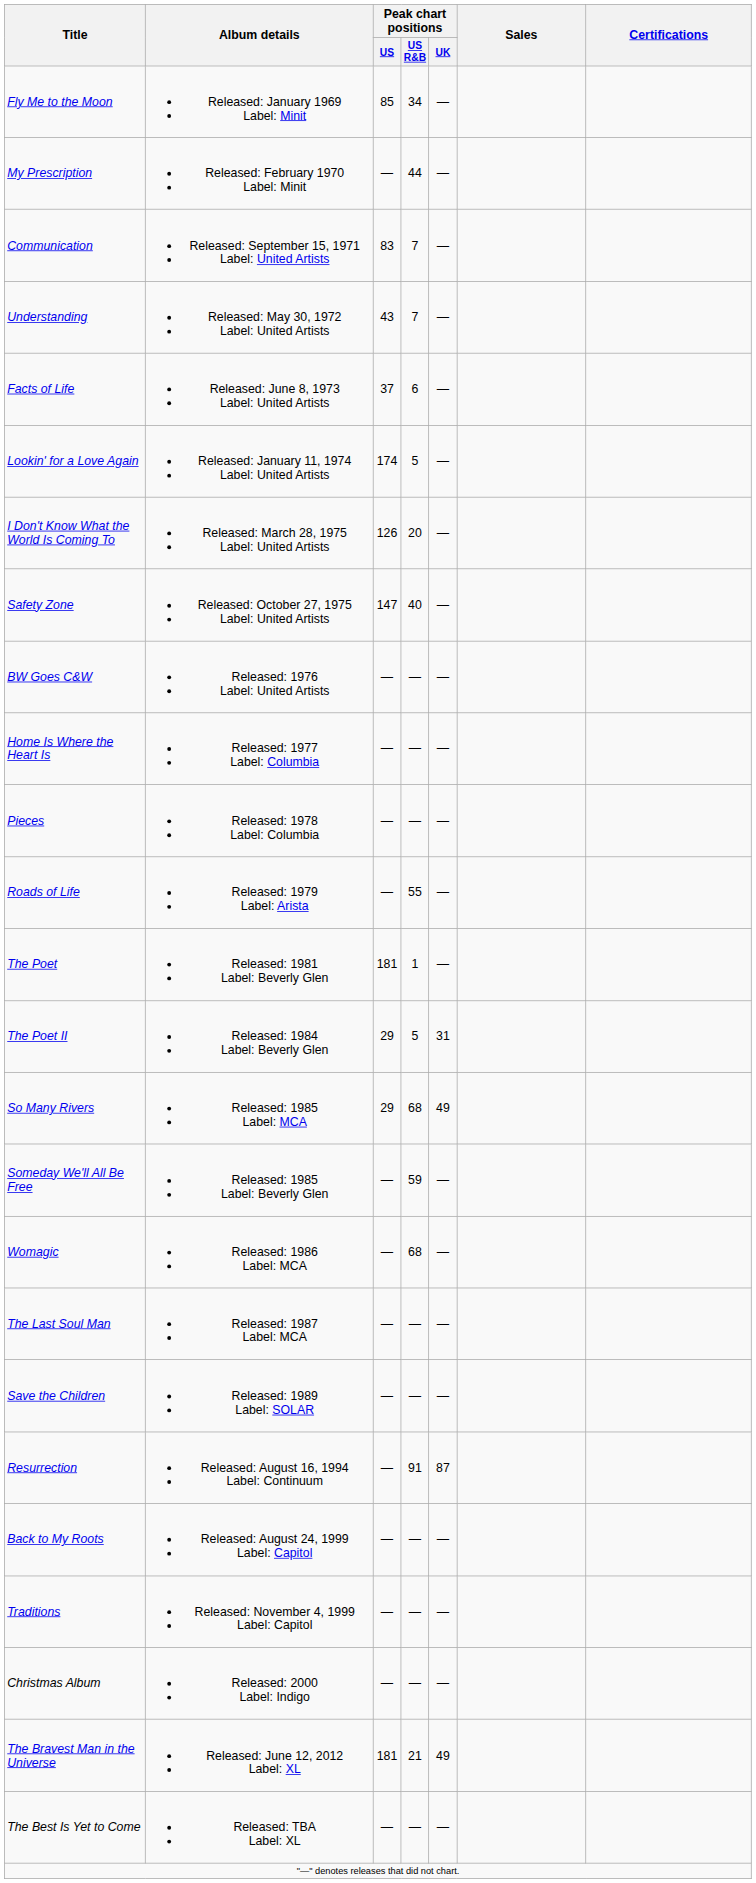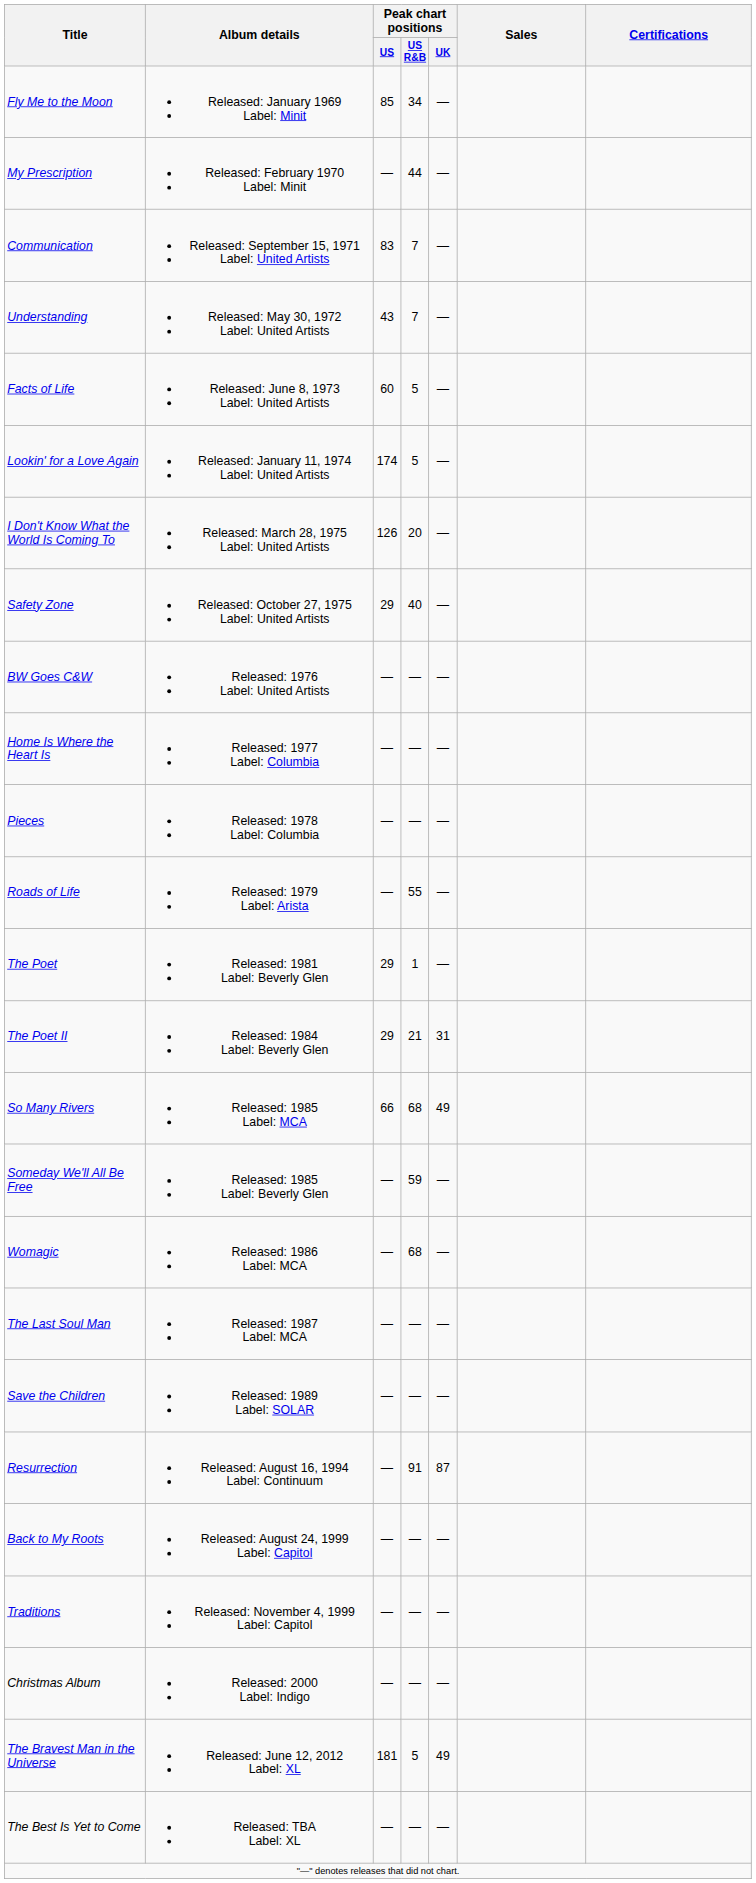(387, 389) 37 -> (387, 389) 60
(415, 389) 6 -> (415, 389) 5
(387, 605) 147 -> (387, 605) 29
(387, 964) 181 -> (387, 964) 29
(415, 1036) 5 -> (415, 1036) 21
(387, 1108) 29 -> (387, 1108) 66
(415, 1755) 21 -> (415, 1755) 5
